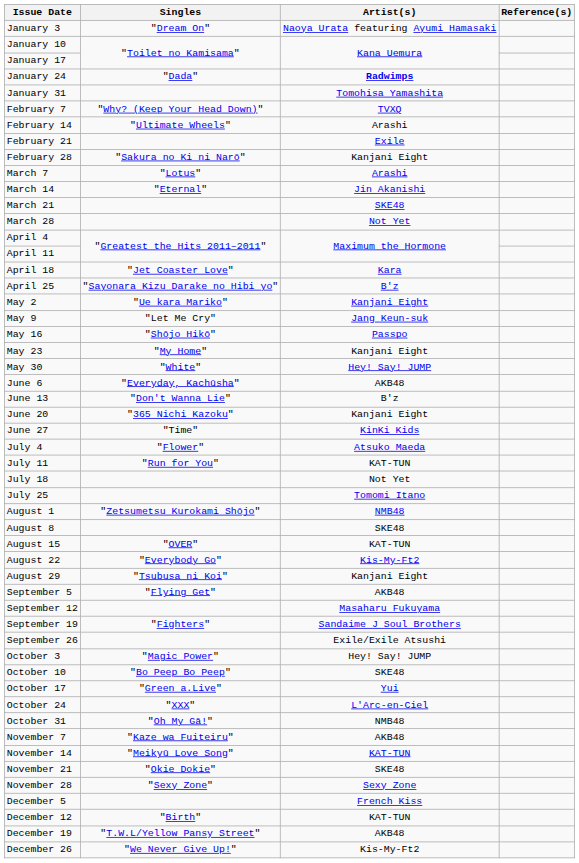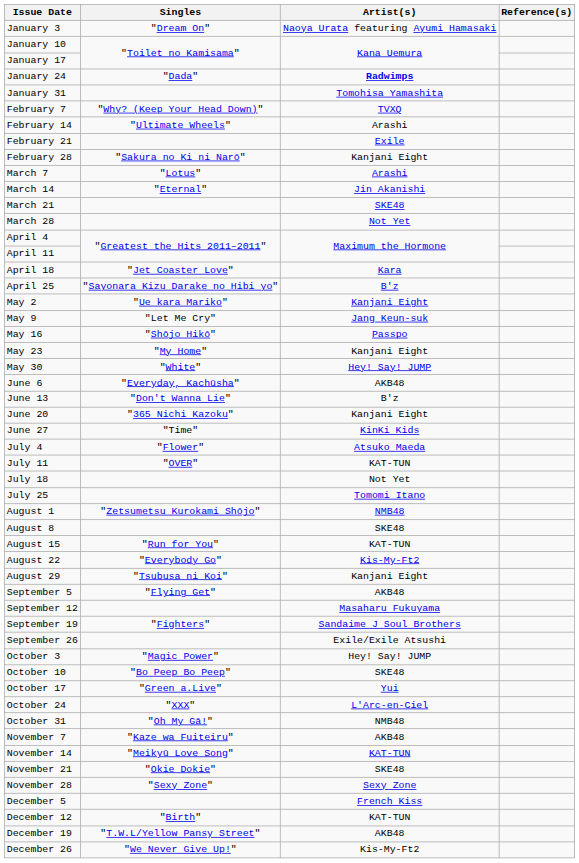(180, 463) "Run for You" -> (180, 463) "OVER"
(180, 544) "OVER" -> (180, 544) "Run for You"
